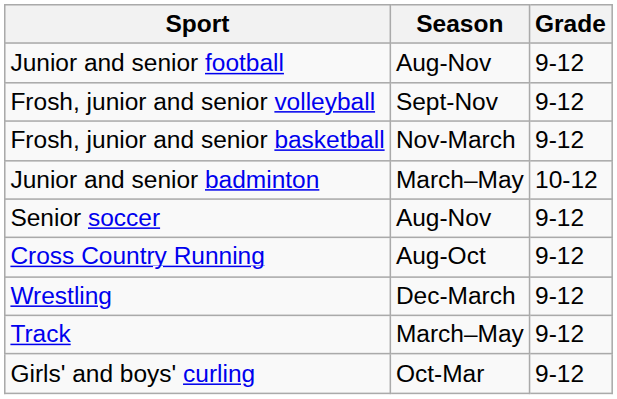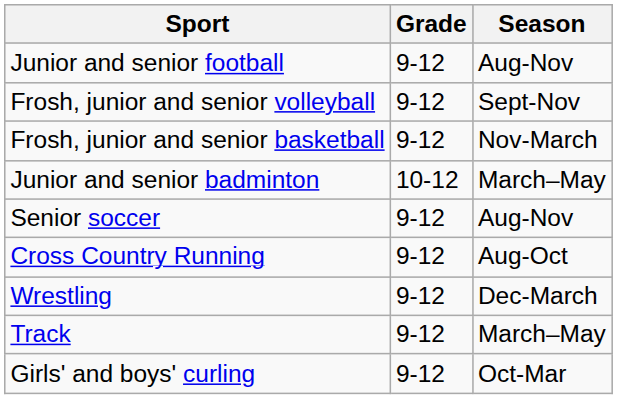columns swapped: (570, 23) <-> (460, 23)
